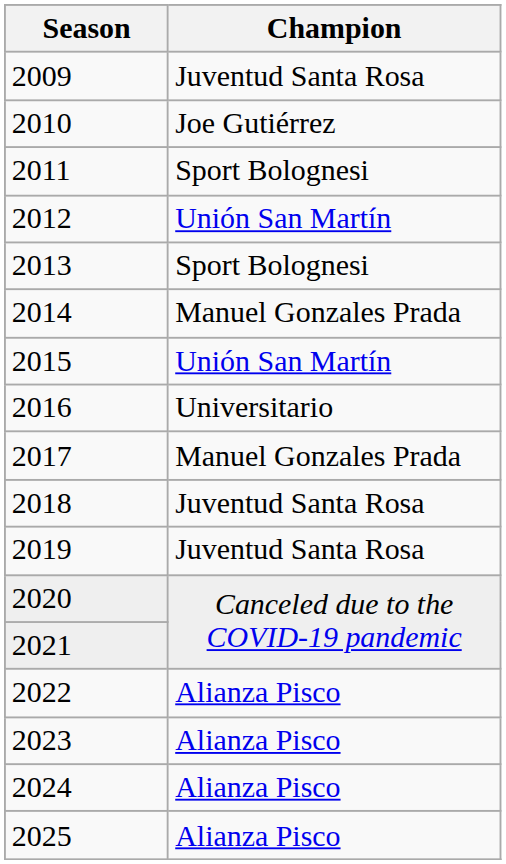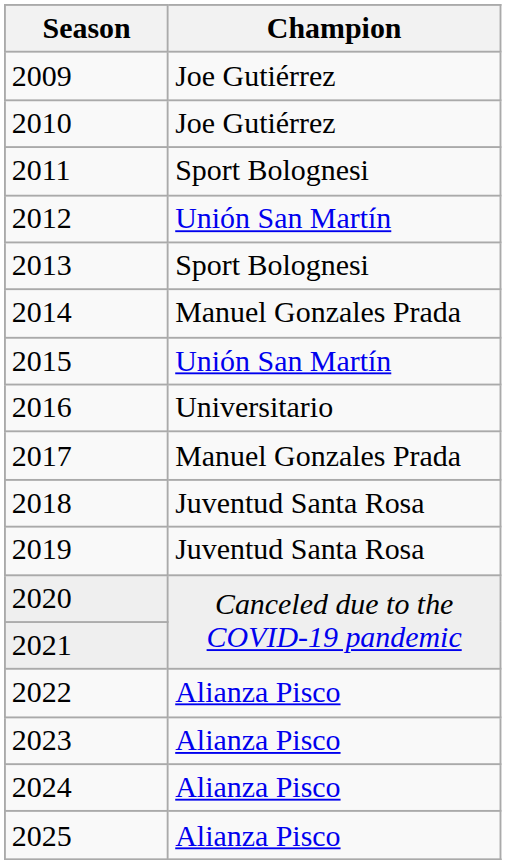(300, 75) Juventud Santa Rosa -> (255, 75) Joe Gutiérrez
